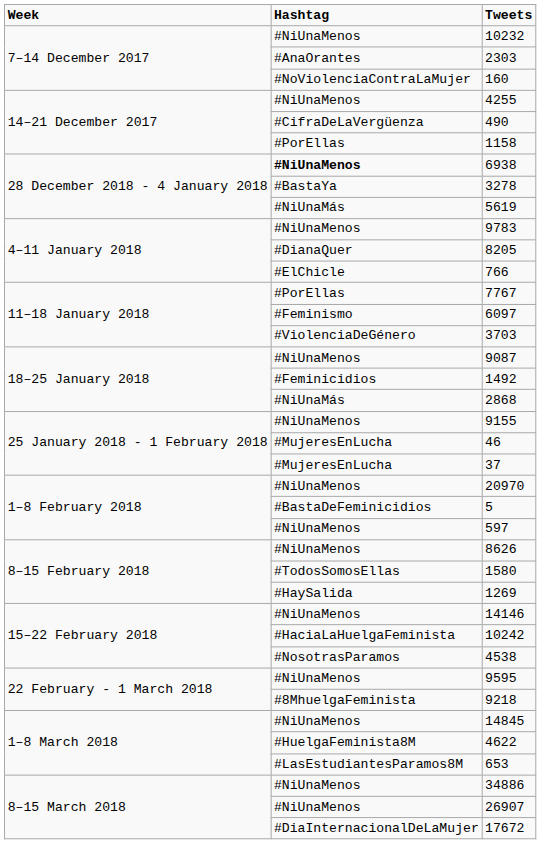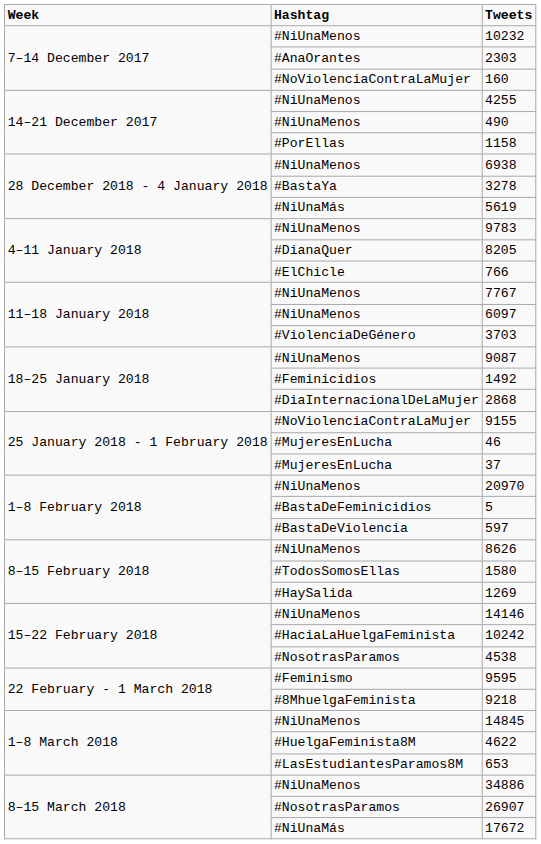(349, 122) #CifraDeLaVergüenza -> (317, 122) #NiUnaMenos
(317, 165) bold -> (317, 165) normal
(309, 293) #PorEllas -> (317, 293) #NiUnaMenos
(313, 315) #Feminismo -> (317, 315) #NiUnaMenos
(309, 400) #NiUnaMás -> (376, 400) #DiaInternacionalDeLaMujer
(317, 422) #NiUnaMenos -> (372, 422) #NoViolenciaContraLaMujer
(317, 529) #NiUnaMenos -> (341, 529) #BastaDeViolencia
(317, 679) #NiUnaMenos -> (313, 679) #Feminismo
(317, 807) #NiUnaMenos -> (337, 807) #NosotrasParamos
(376, 828) #DiaInternacionalDeLaMujer -> (309, 828) #NiUnaMás
